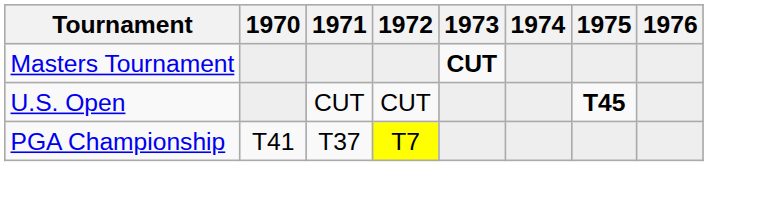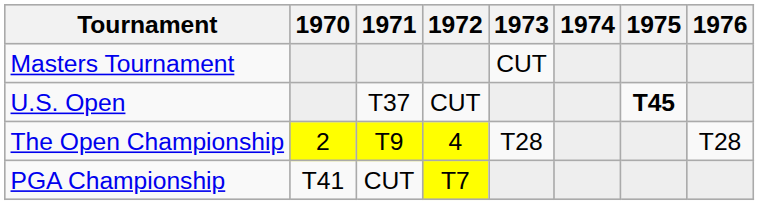(472, 63) bold -> (521, 63) normal
(339, 102) CUT -> (389, 102) T37
+ row: (147, 141)
(339, 141) T37 -> (389, 180) CUT
